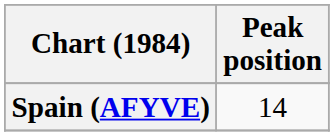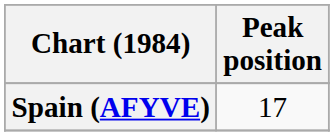(273, 106) 14 -> (273, 106) 17
